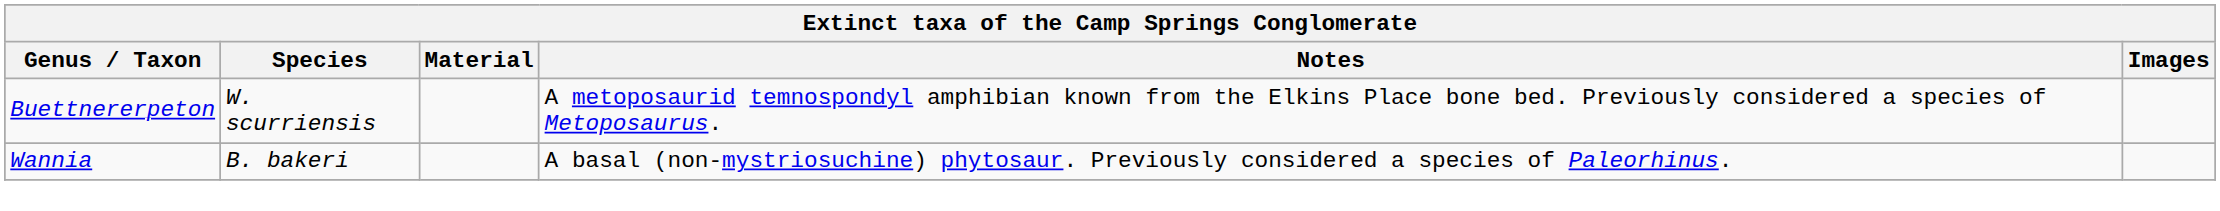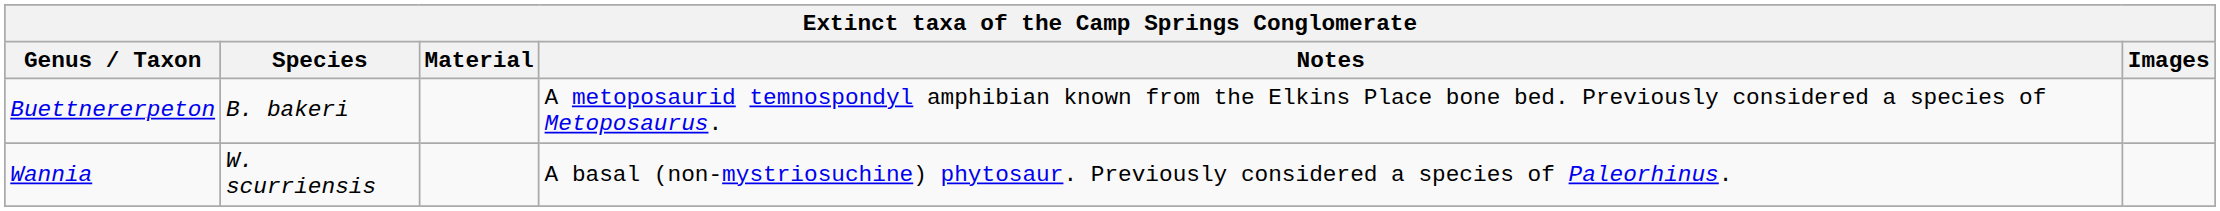(301, 111) W. scurriensis -> (287, 111) B. bakeri
(287, 161) B. bakeri -> (301, 174) W. scurriensis
